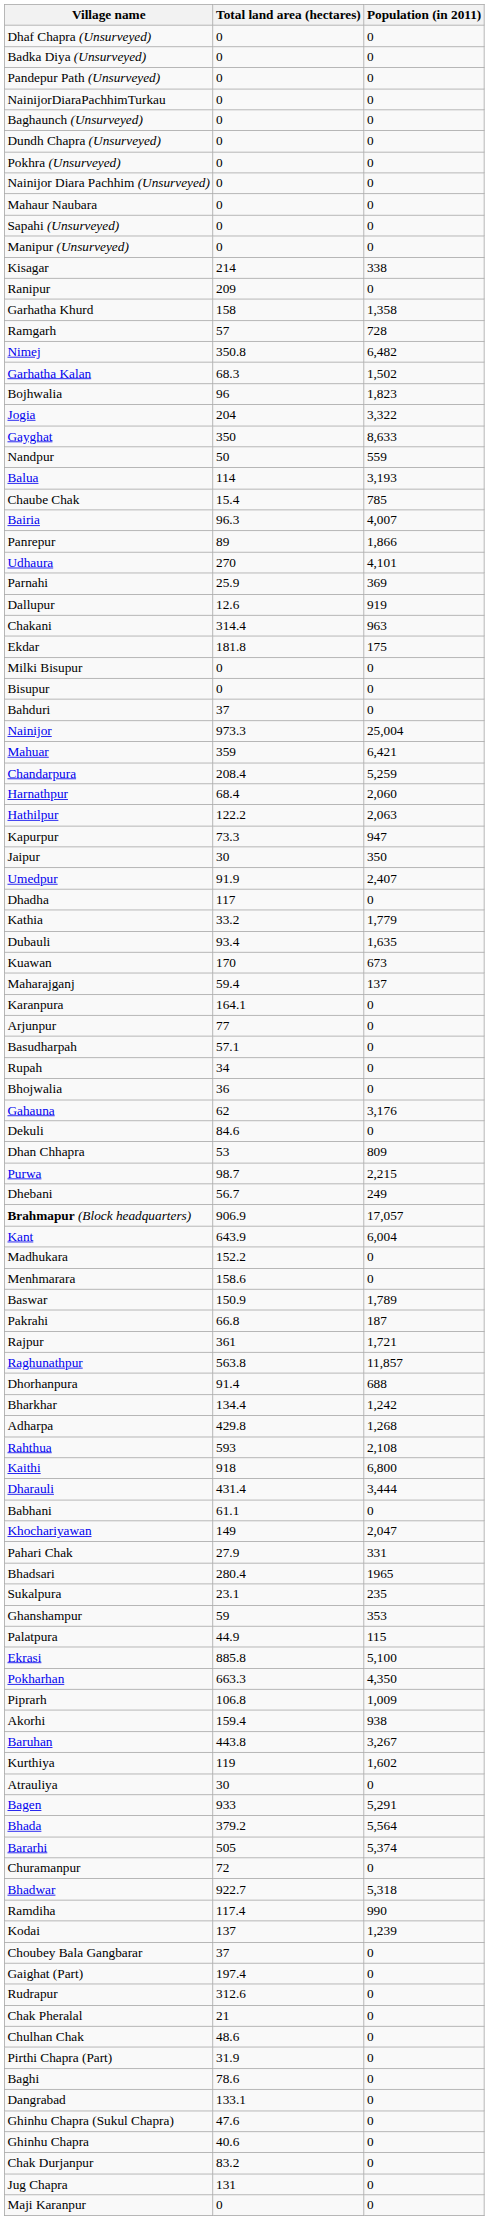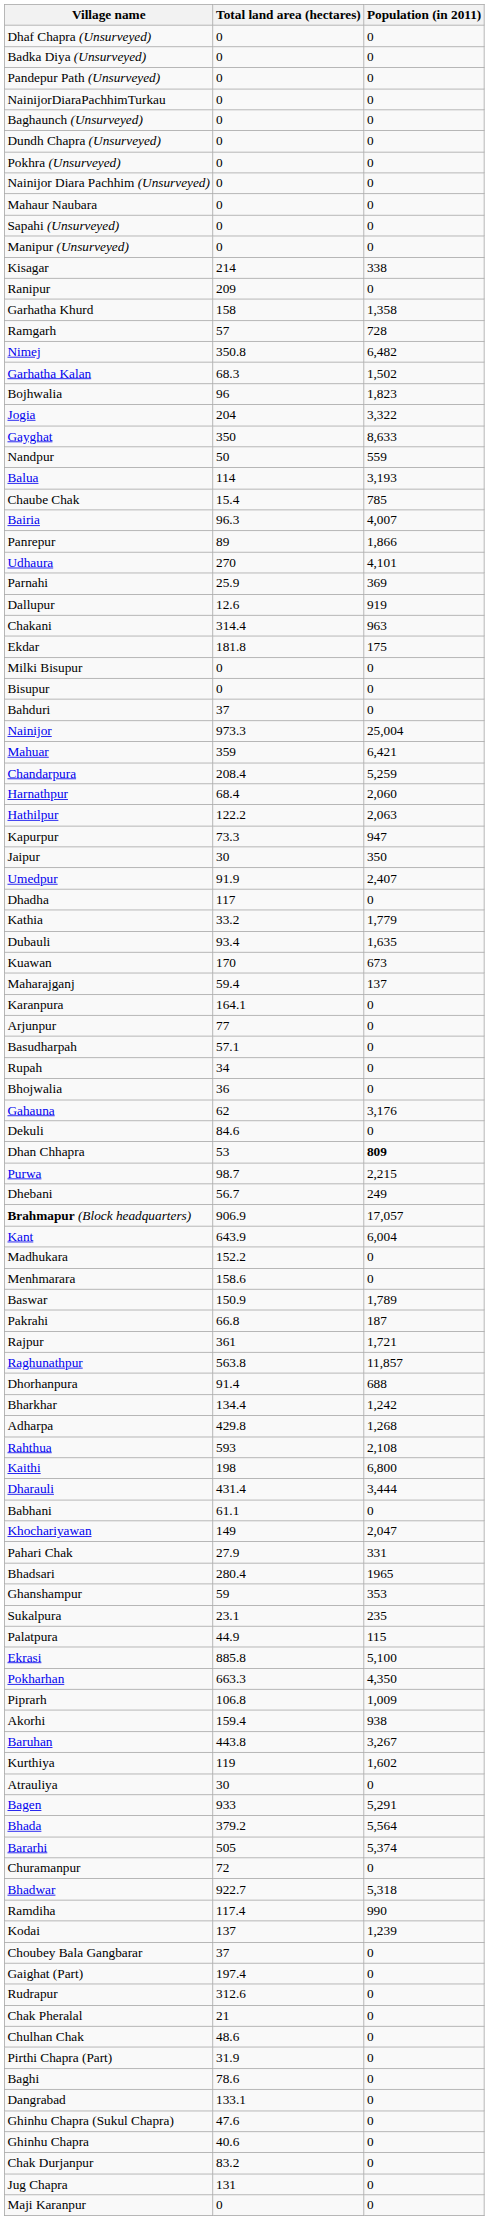(377, 1152) normal -> (377, 1152) bold
(226, 1468) 918 -> (226, 1468) 198
rows swapped: (45, 1615) <-> (34, 1594)
